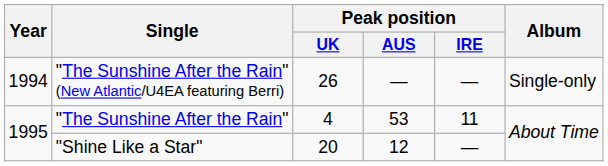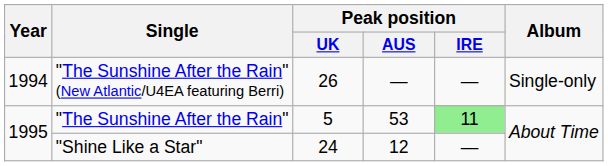(328, 119) 4 -> (328, 119) 5
(470, 119) no background -> (470, 119) lightgreen background
(328, 147) 20 -> (328, 147) 24
